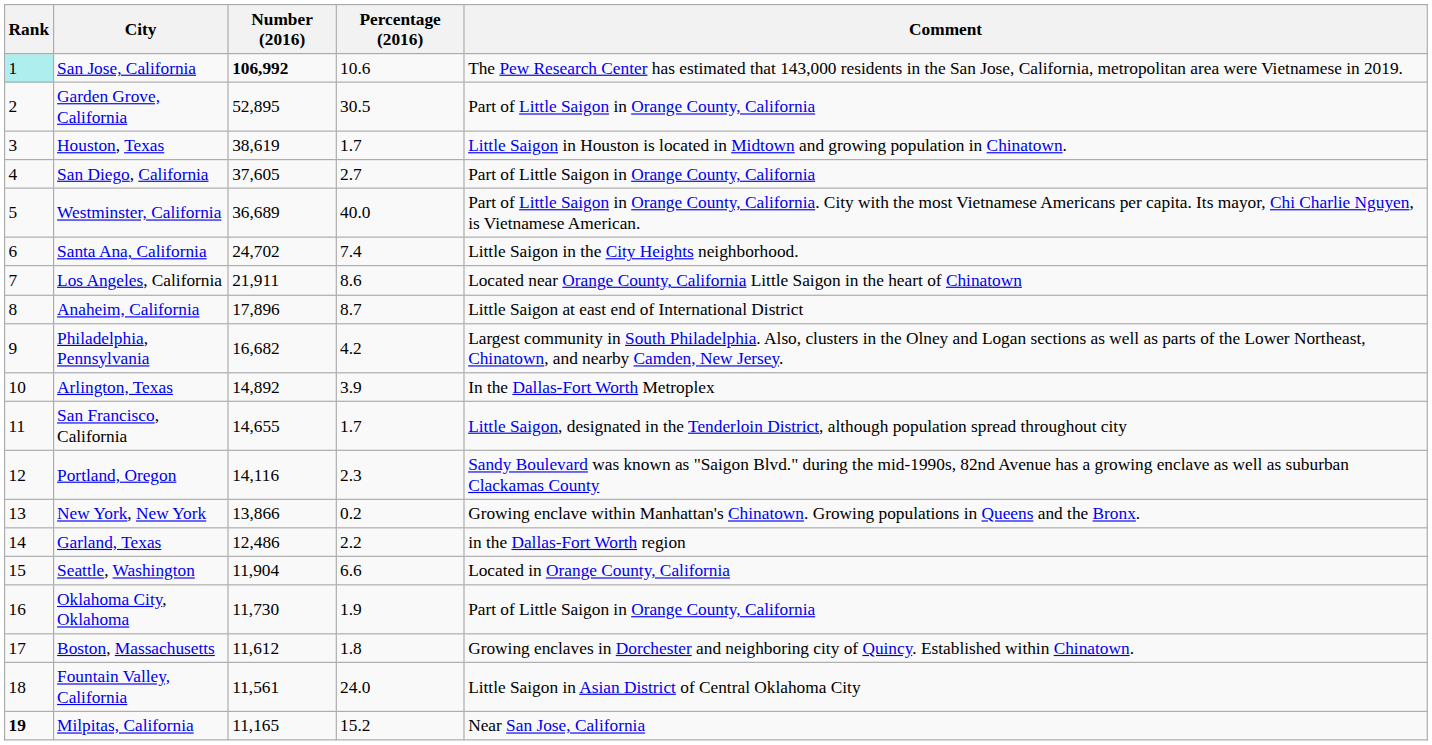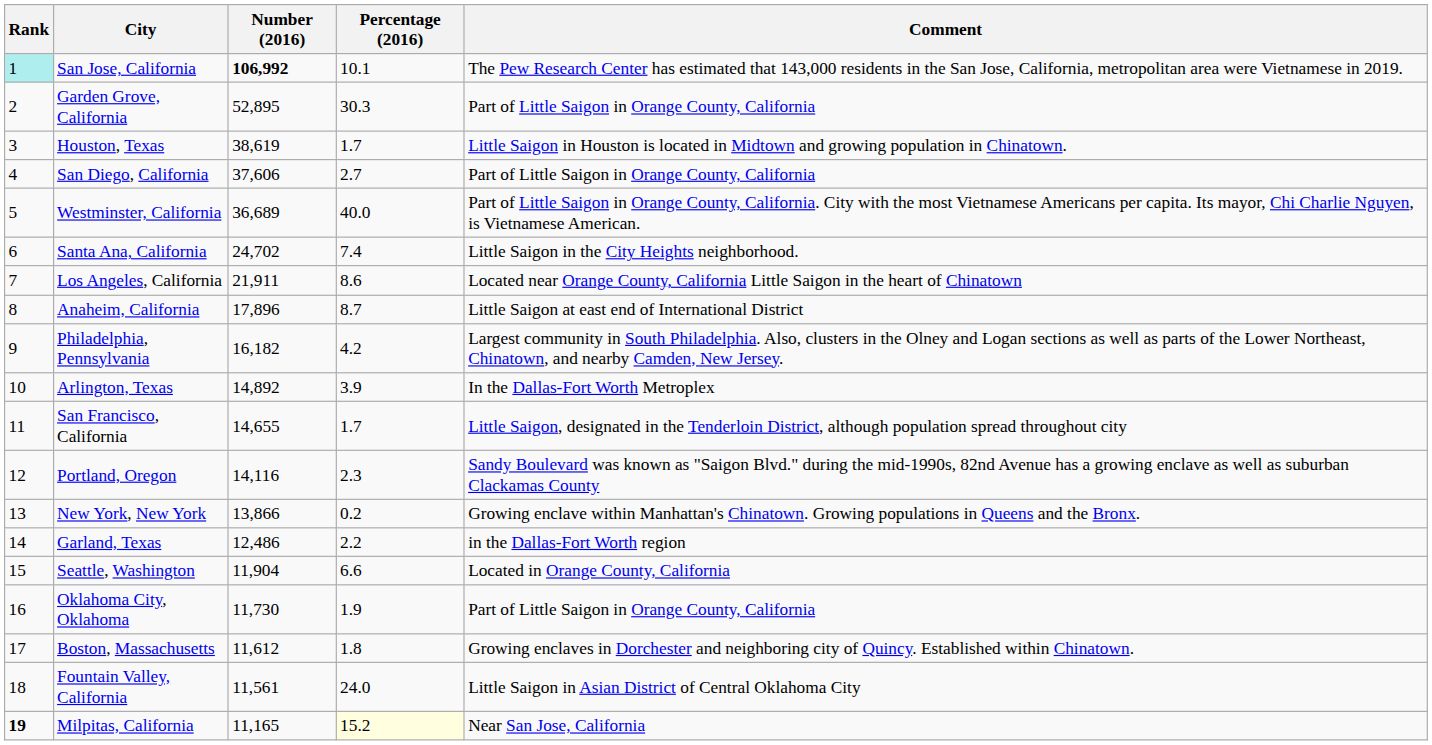(355, 68) 10.6 -> (355, 68) 10.1
(355, 106) 30.5 -> (355, 106) 30.3
(256, 174) 37,605 -> (256, 174) 37,606
(256, 347) 16,682 -> (256, 347) 16,182
(355, 725) no background -> (355, 725) lightyellow background
